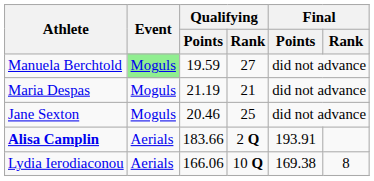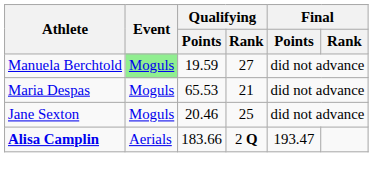(203, 90) 21.19 -> (202, 90) 65.53
(296, 139) 193.91 -> (294, 139) 193.47
- row: (66, 163)
